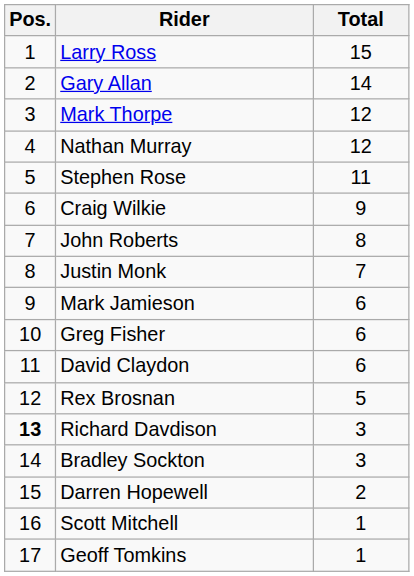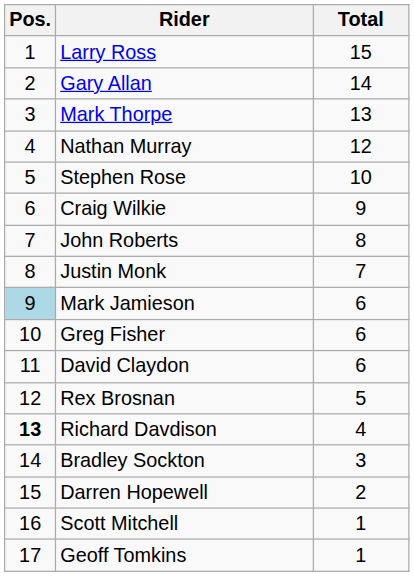(361, 114) 12 -> (361, 114) 13
(361, 177) 11 -> (361, 177) 10
(30, 303) no background -> (30, 303) lightblue background
(361, 429) 3 -> (361, 429) 4
